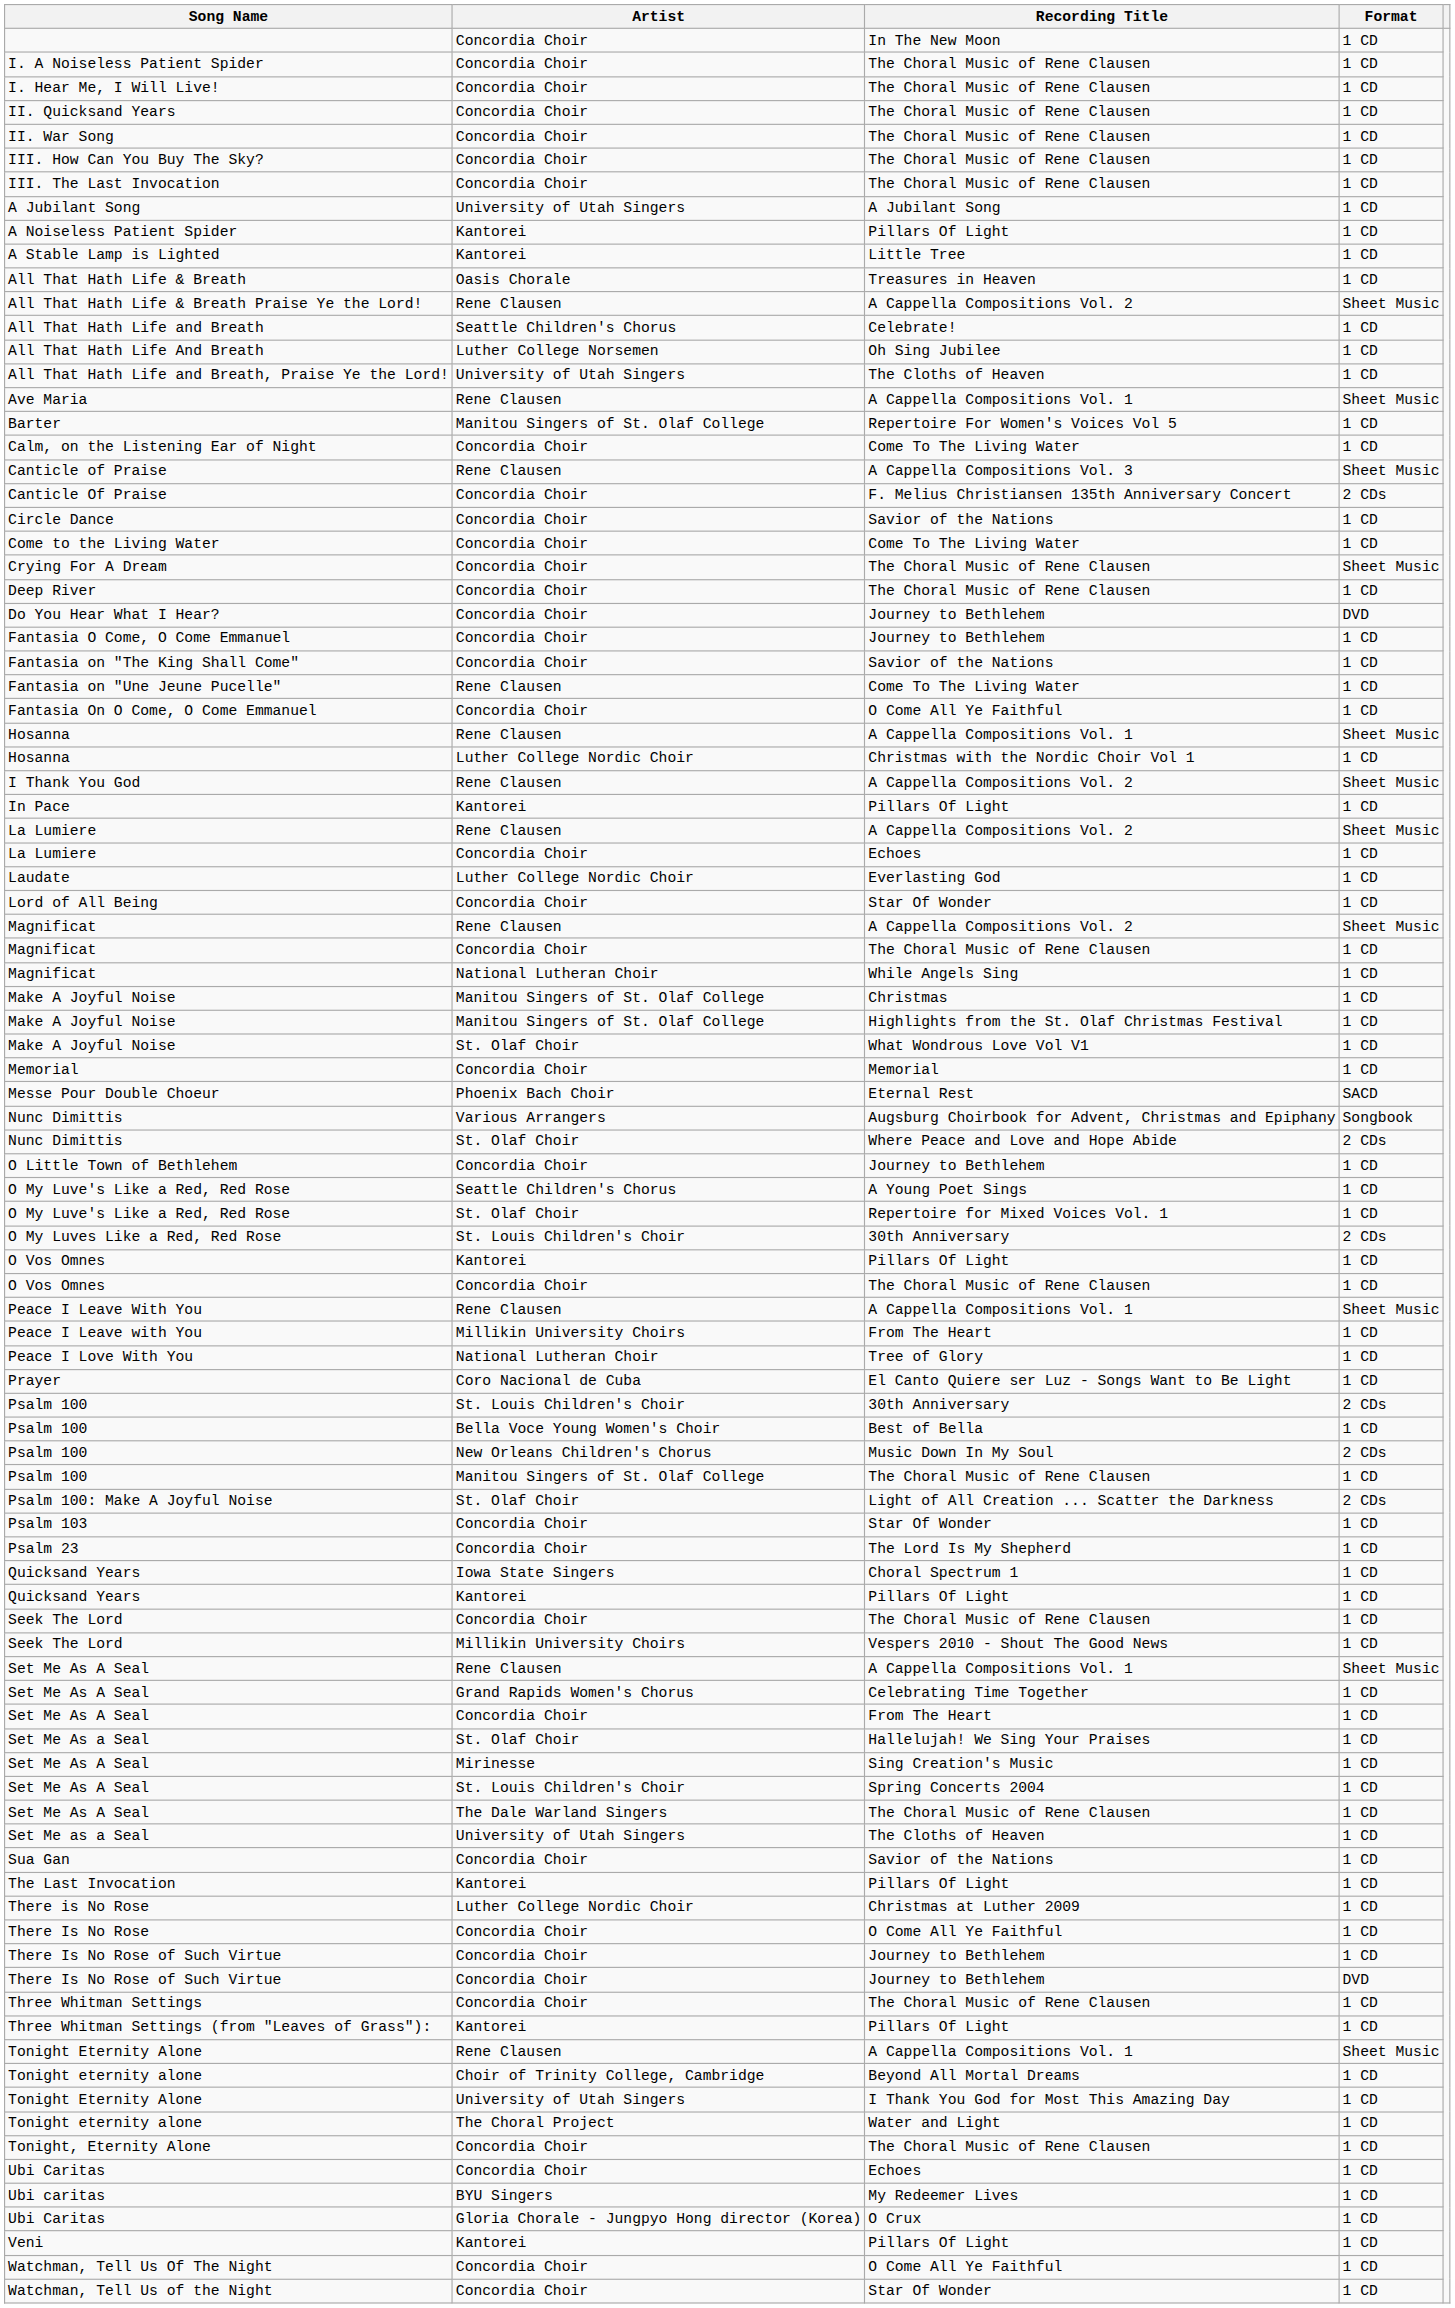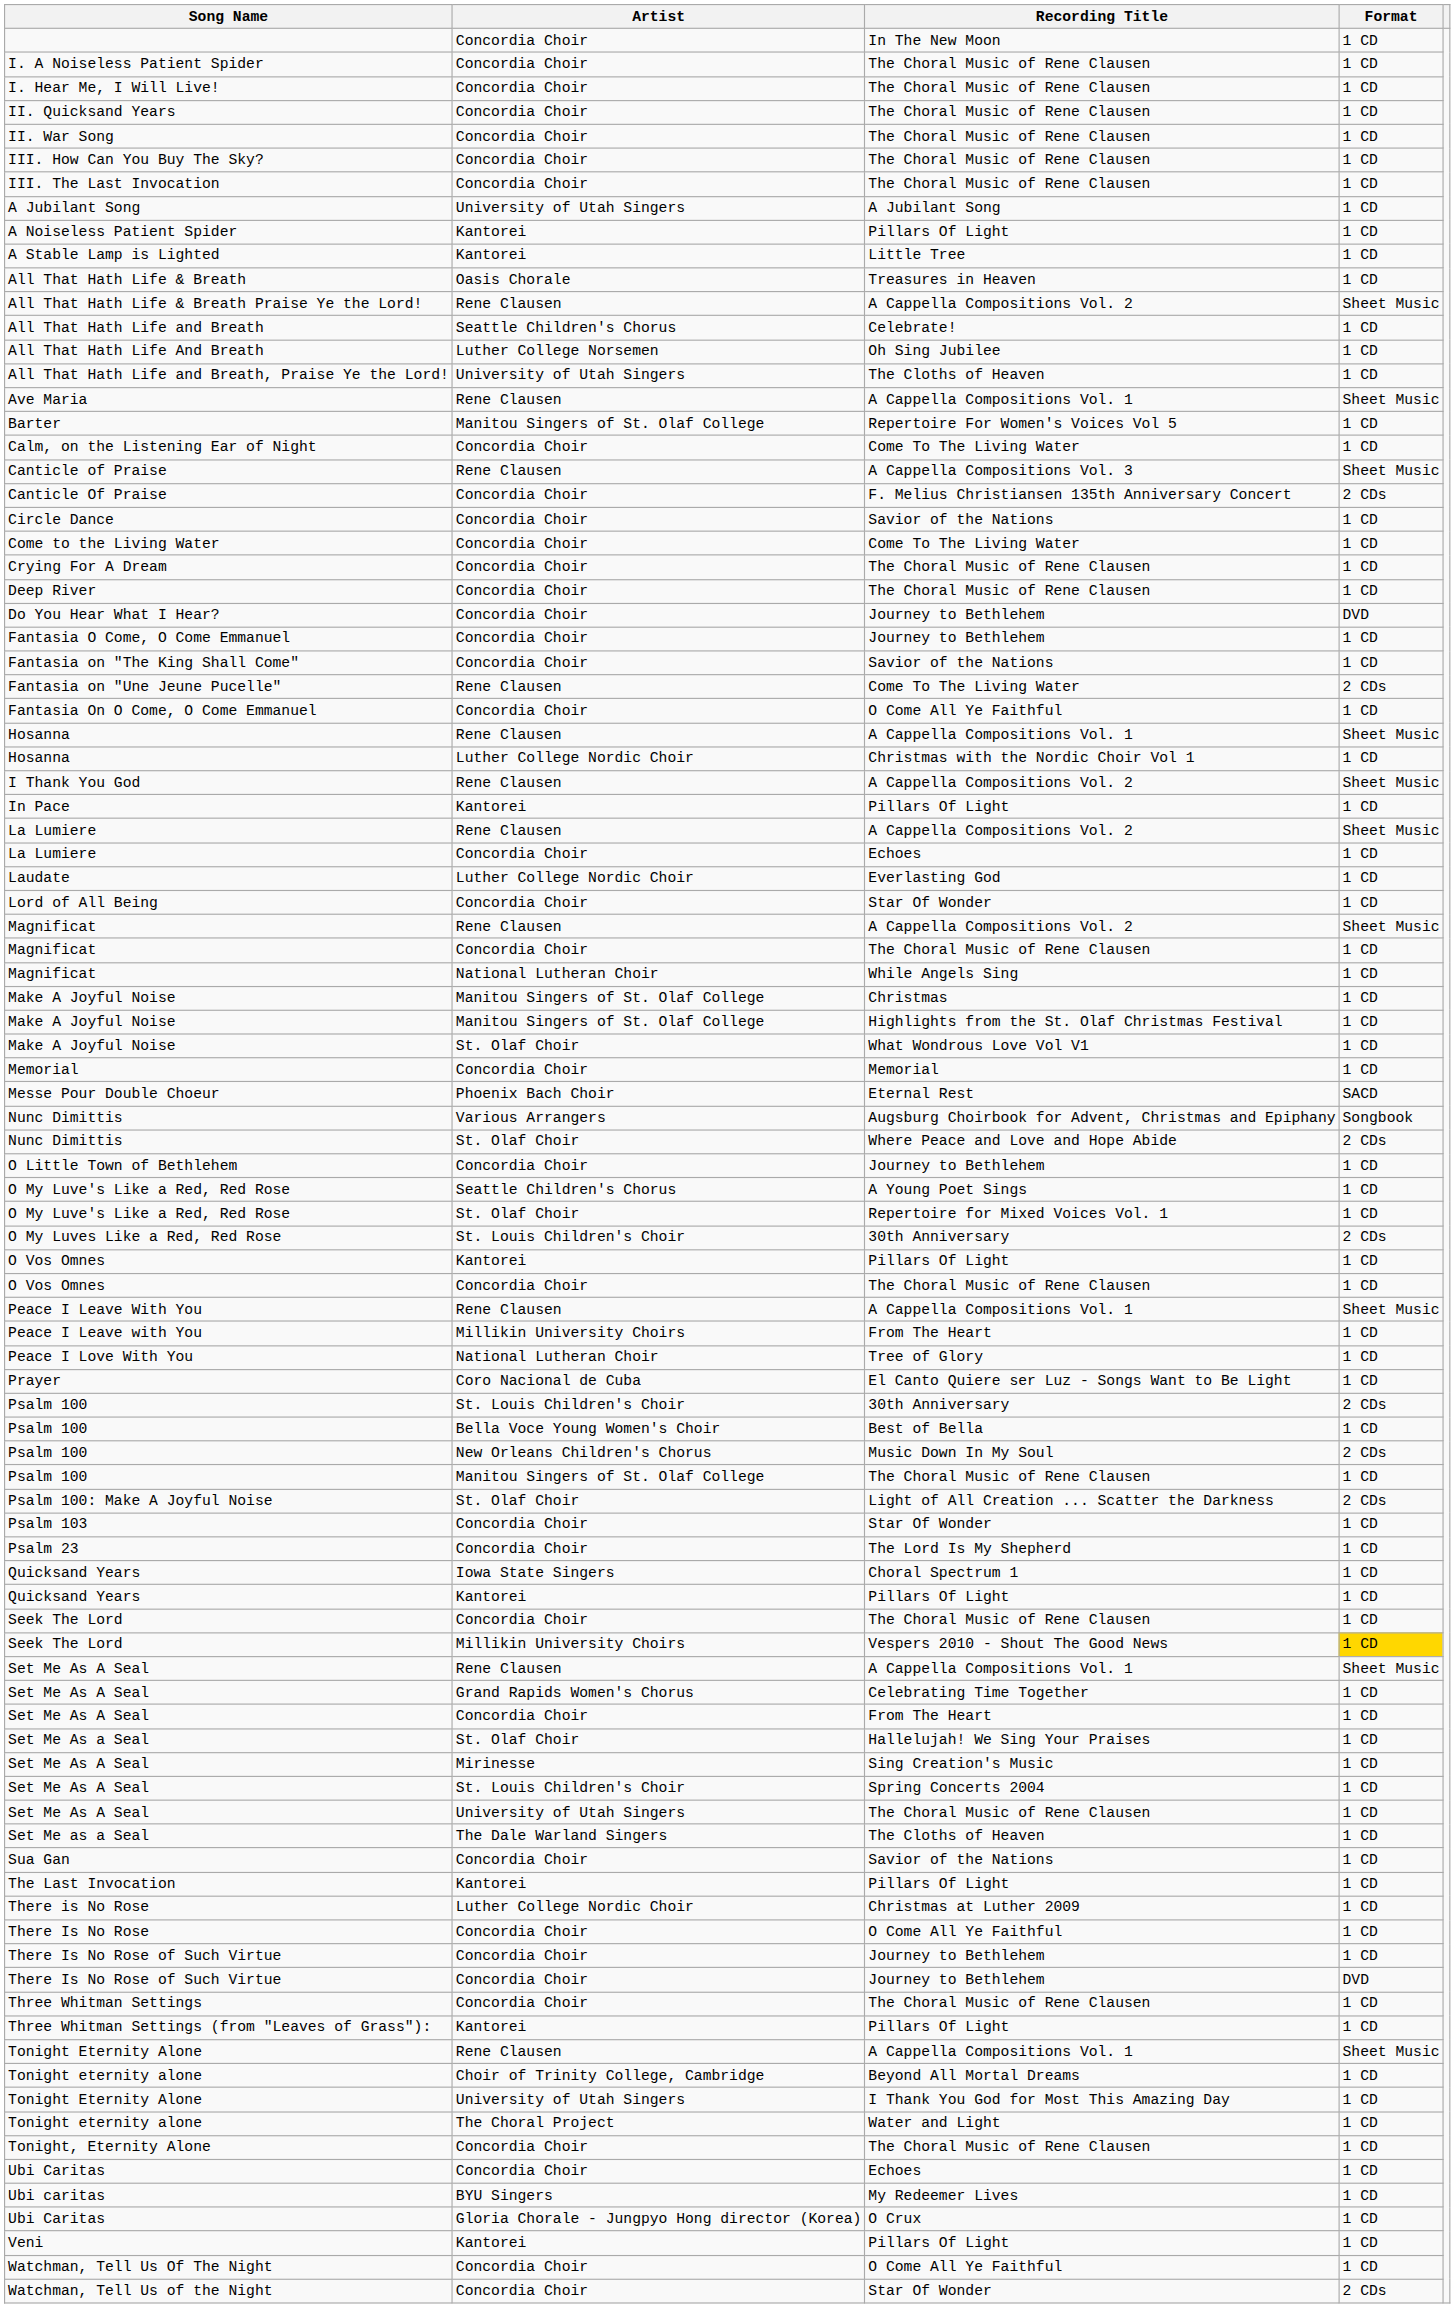(1391, 567) Sheet Music -> (1360, 567) 1 CD
(1360, 687) 1 CD -> (1365, 687) 2 CDs
(1360, 1645) no background -> (1360, 1645) gold background
(562, 1812) The Dale Warland Singers -> (570, 1812) University of Utah Singers
(570, 1836) University of Utah Singers -> (562, 1836) The Dale Warland Singers
(1360, 2291) 1 CD -> (1365, 2291) 2 CDs
